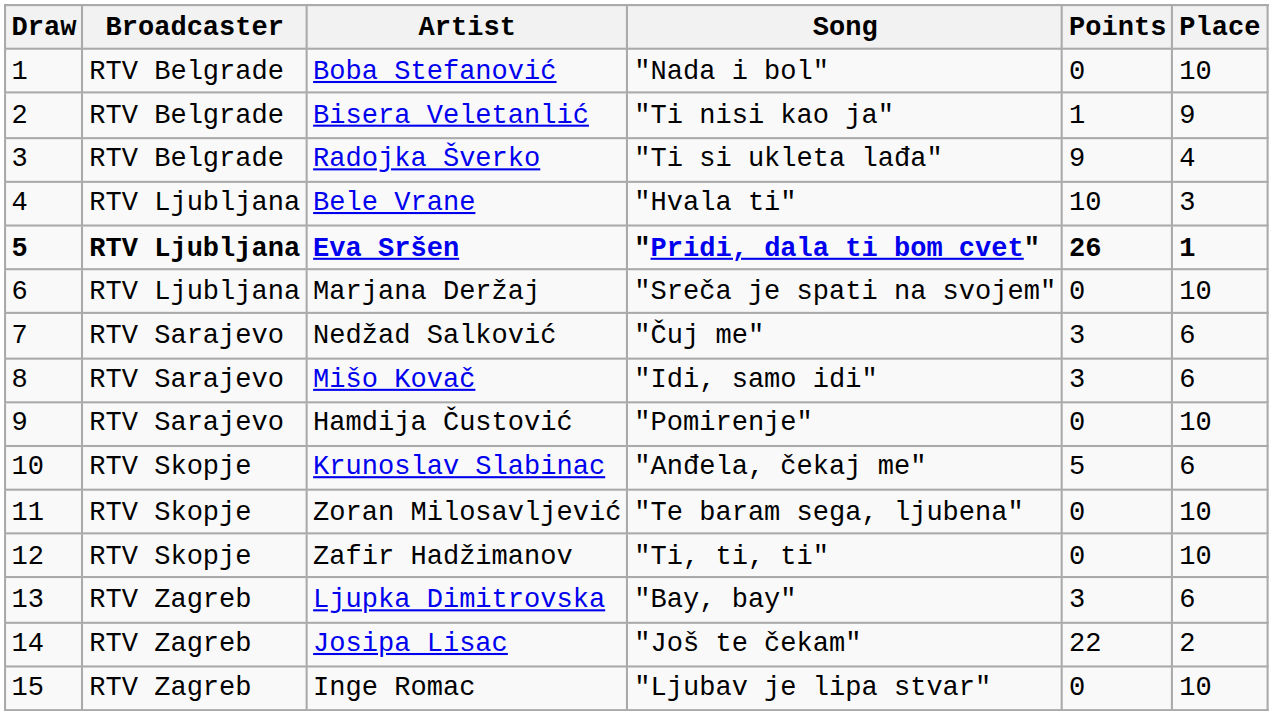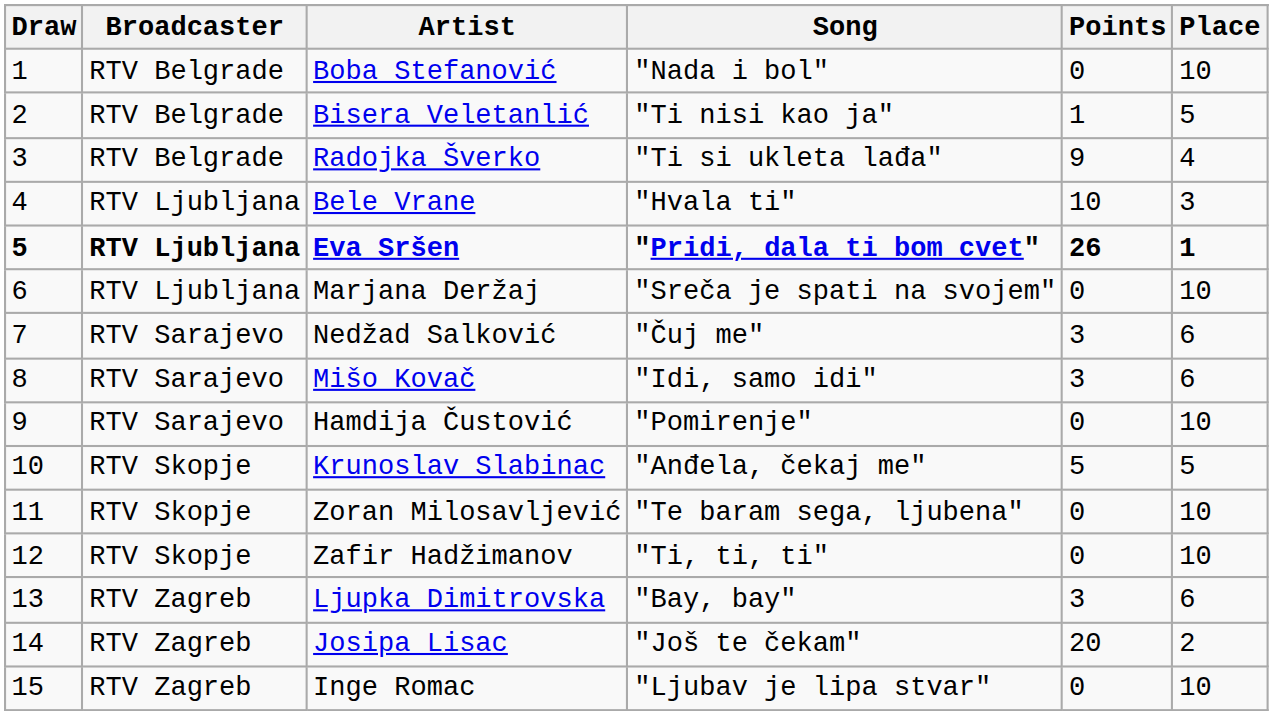(1187, 115) 9 -> (1187, 115) 5
(1187, 468) 6 -> (1187, 468) 5
(1085, 644) 22 -> (1085, 644) 20
